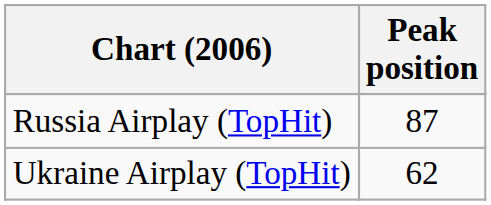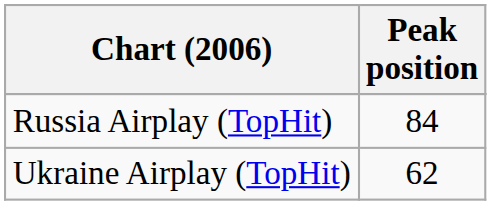(422, 120) 87 -> (422, 120) 84
